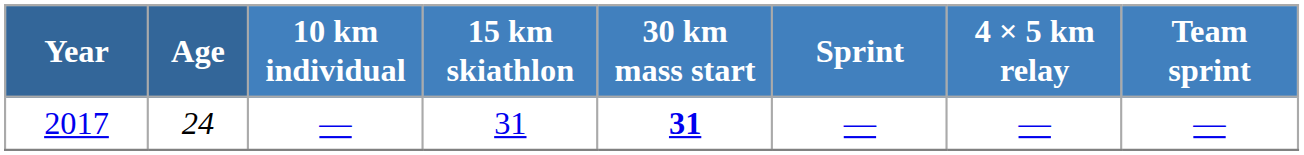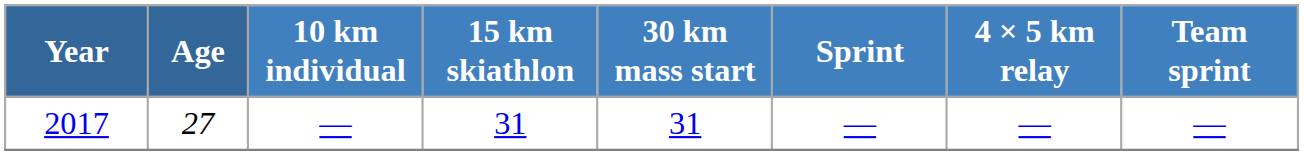(198, 123) 24 -> (198, 123) 27
(685, 123) bold -> (685, 123) normal
